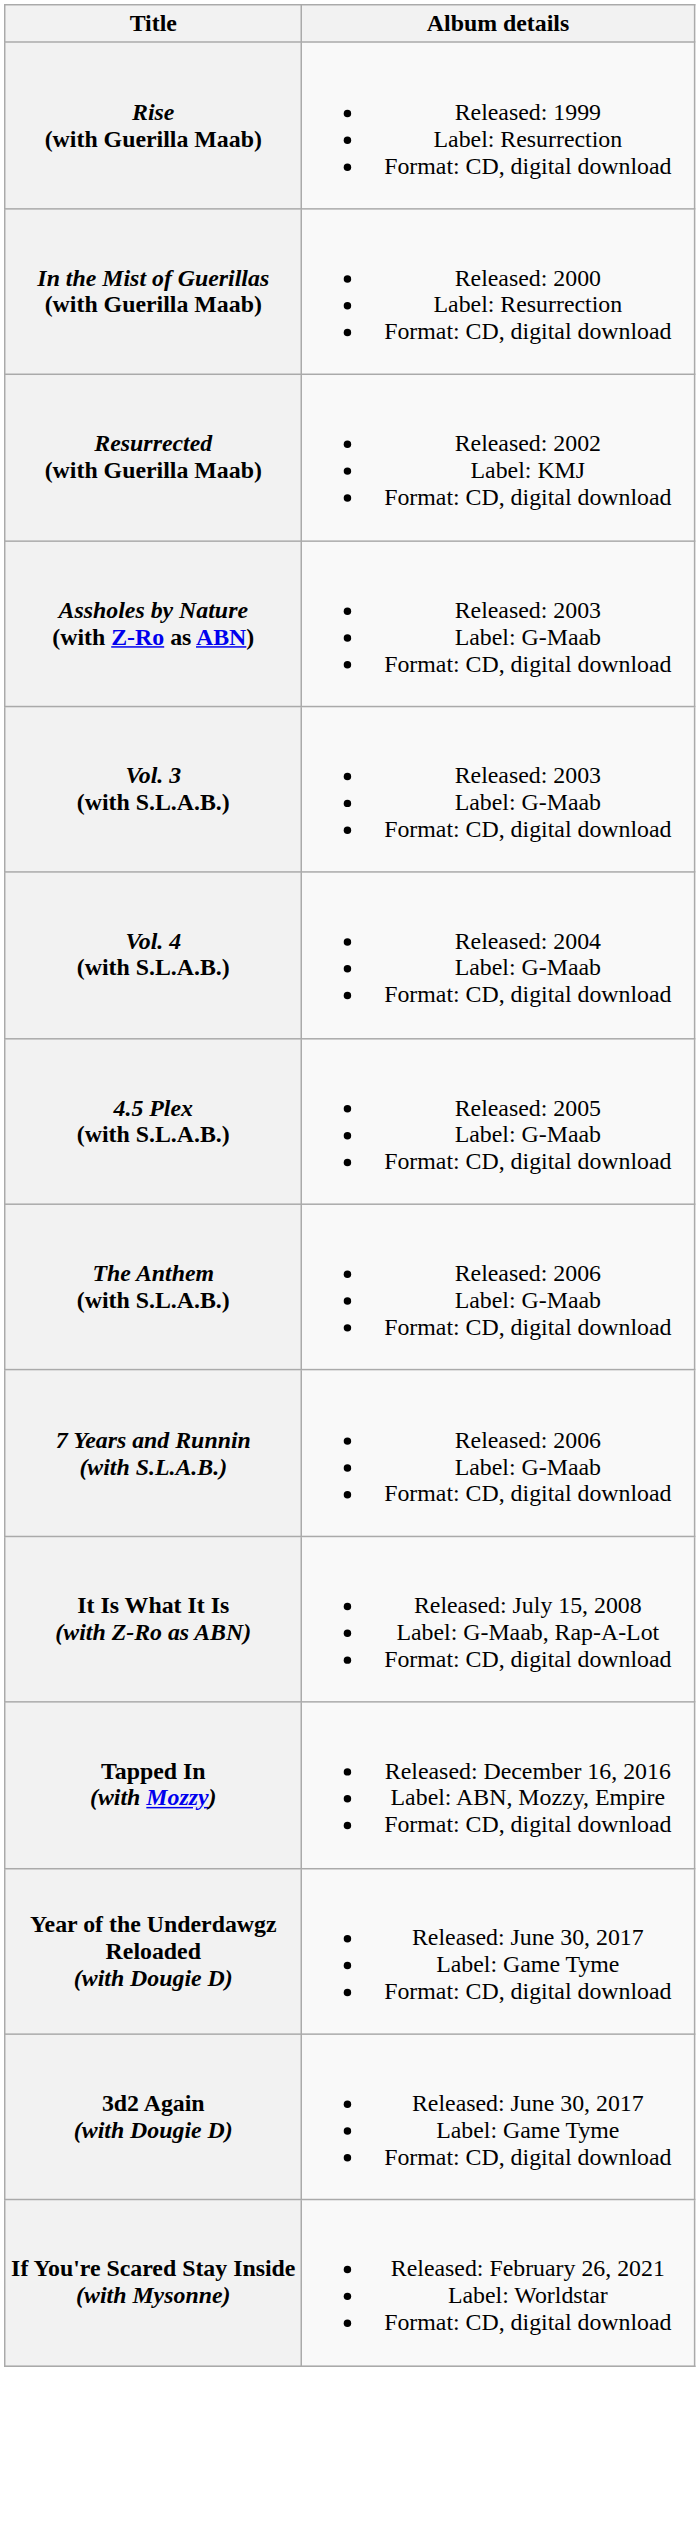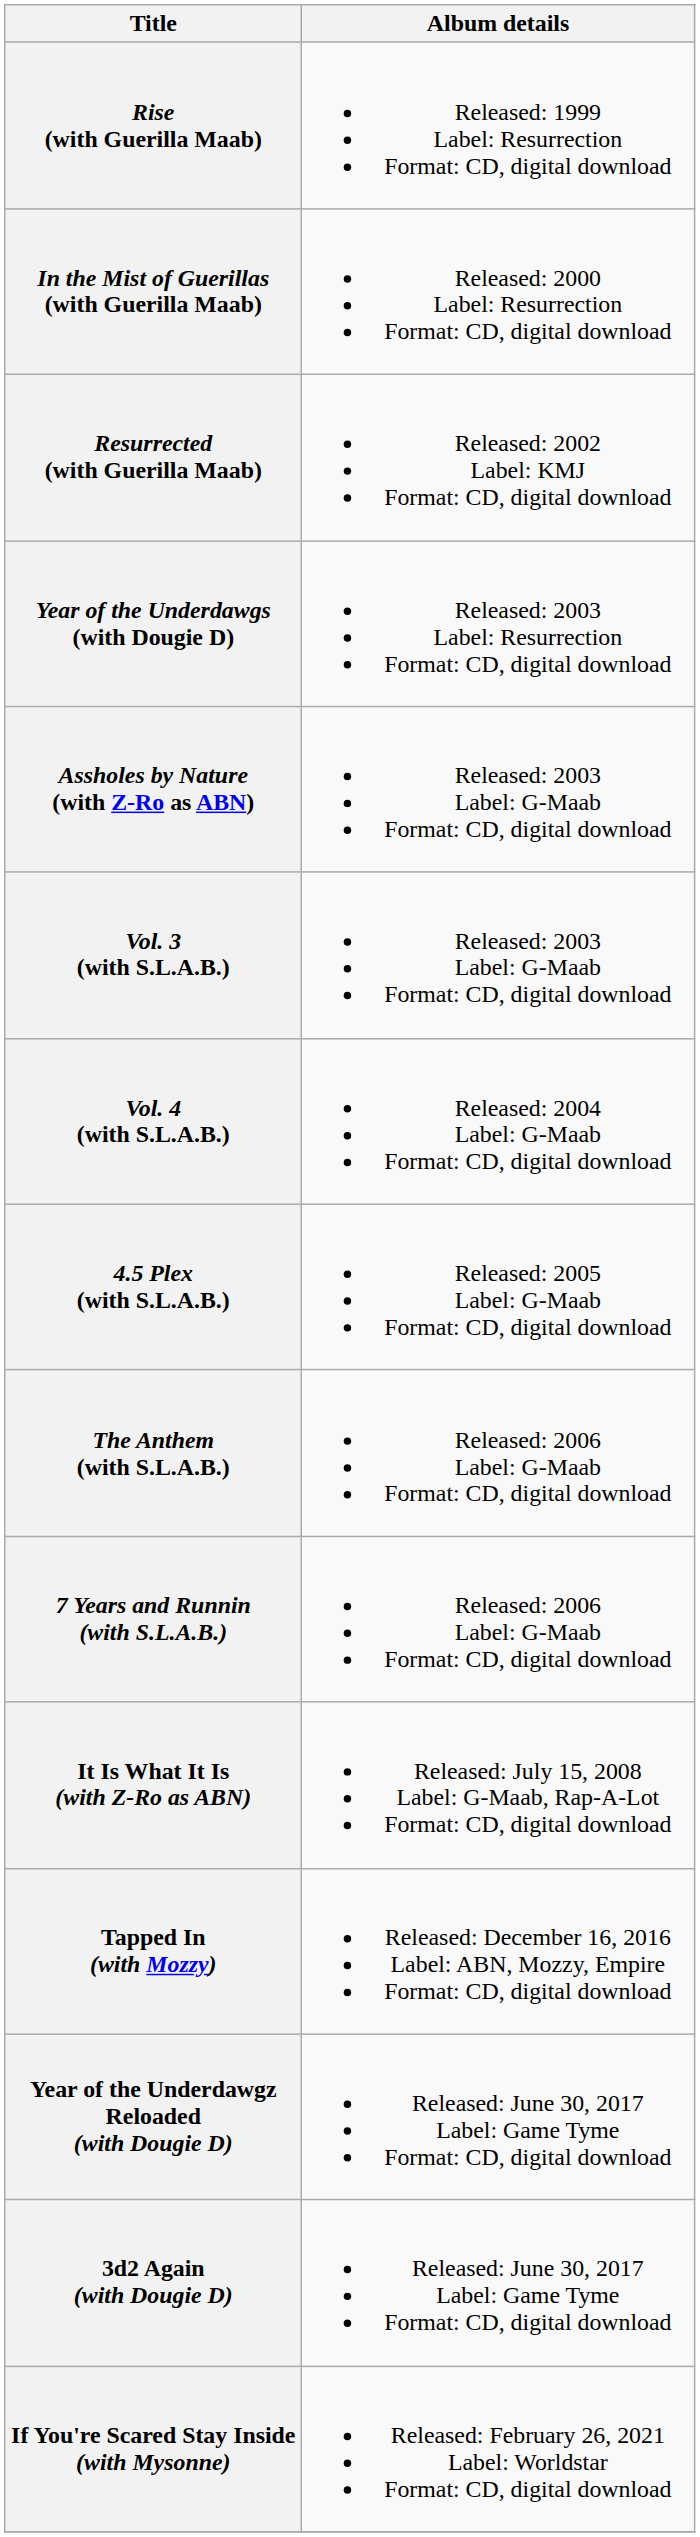+ row: (153, 623)
